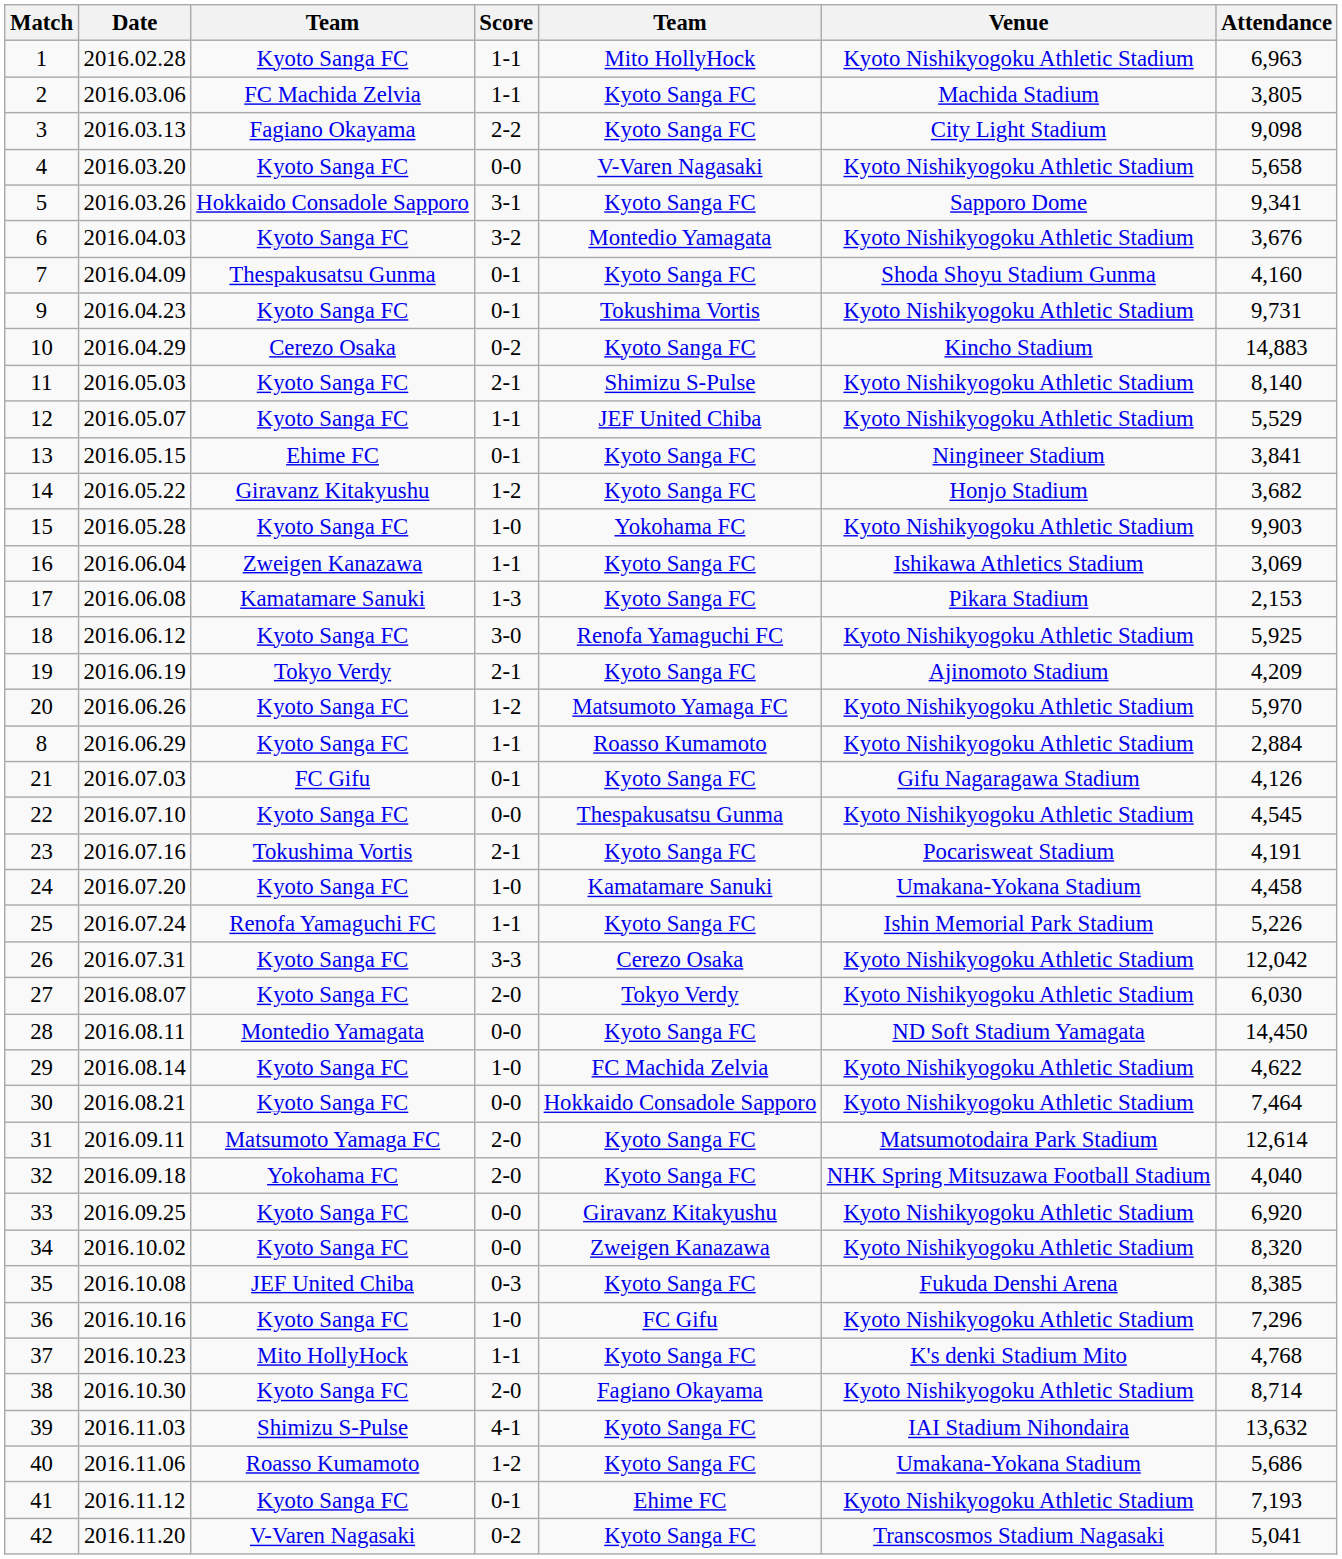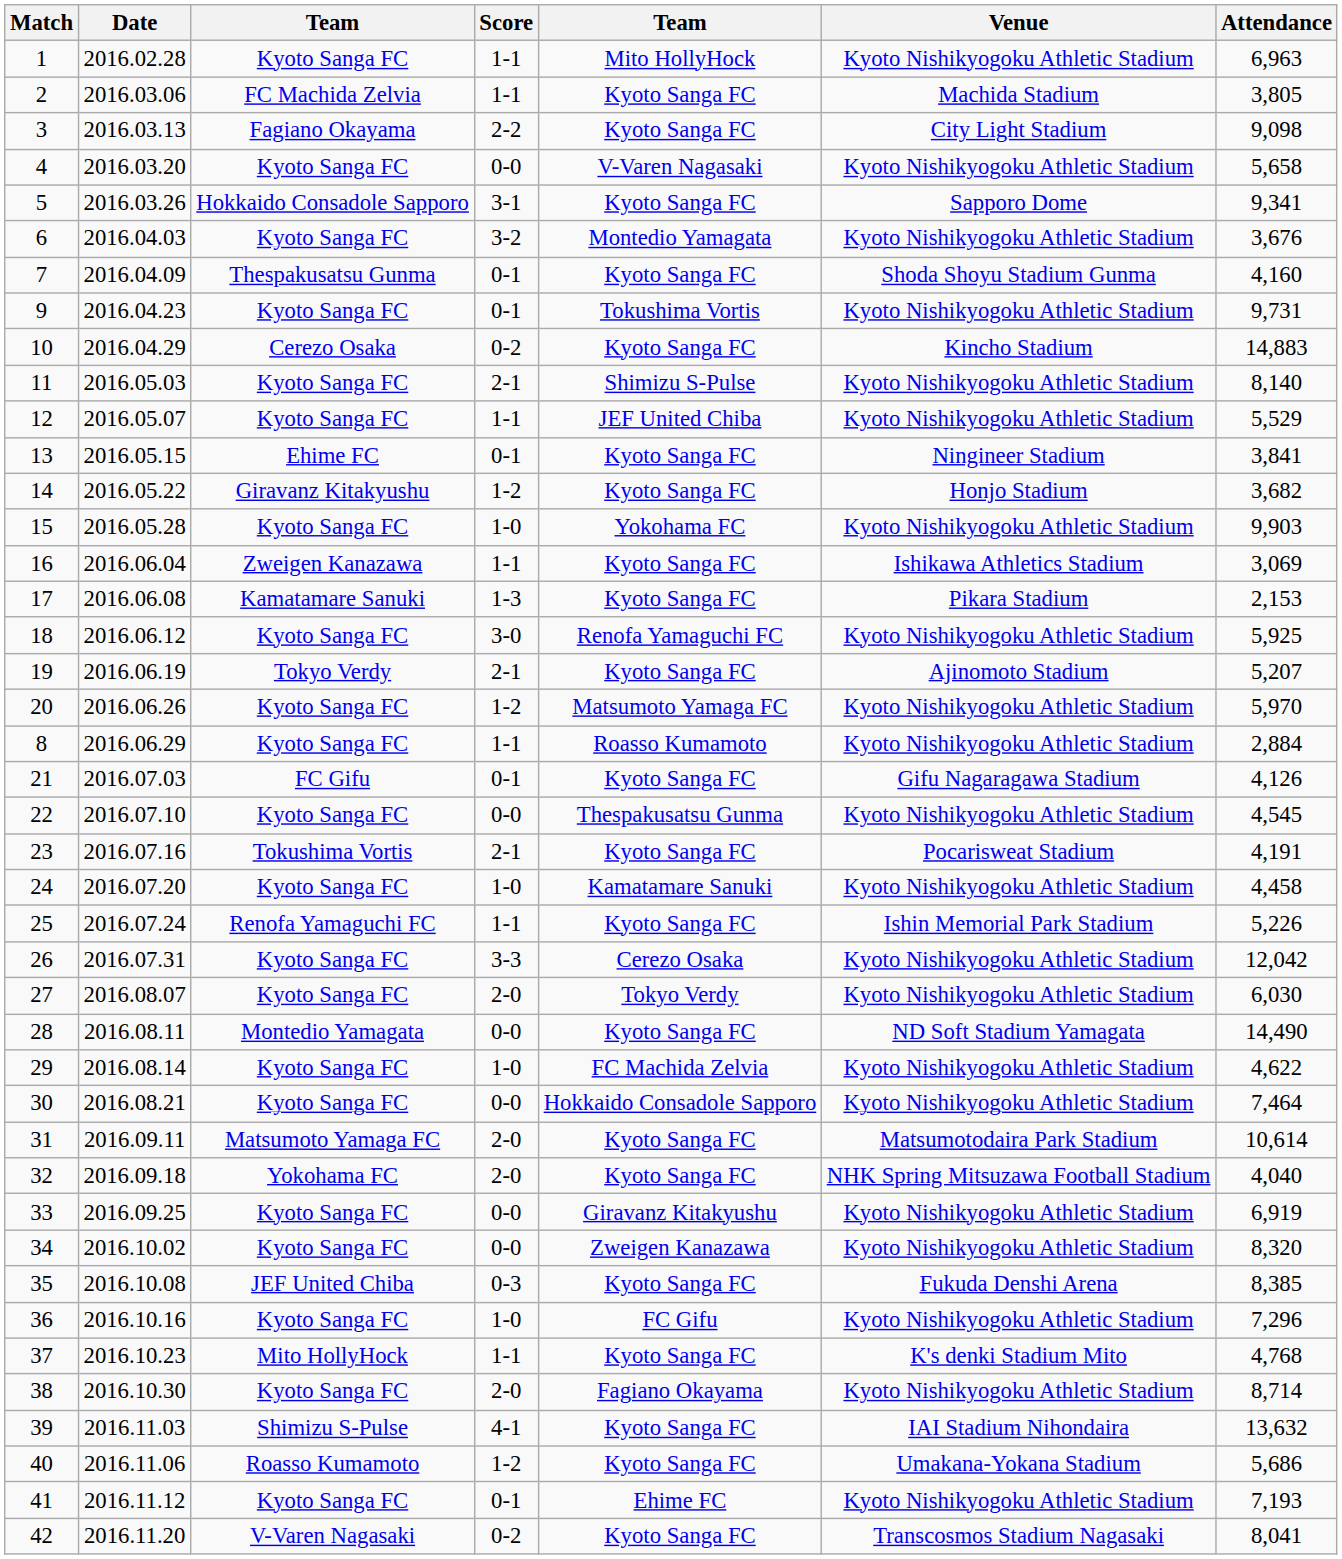(1276, 671) 4,209 -> (1276, 671) 5,207
(1019, 887) Umakana-Yokana Stadium -> (1019, 887) Kyoto Nishikyogoku Athletic Stadium
(1276, 1031) 14,450 -> (1276, 1031) 14,490
(1276, 1139) 12,614 -> (1276, 1139) 10,614
(1276, 1211) 6,920 -> (1276, 1211) 6,919
(1276, 1535) 5,041 -> (1276, 1535) 8,041
